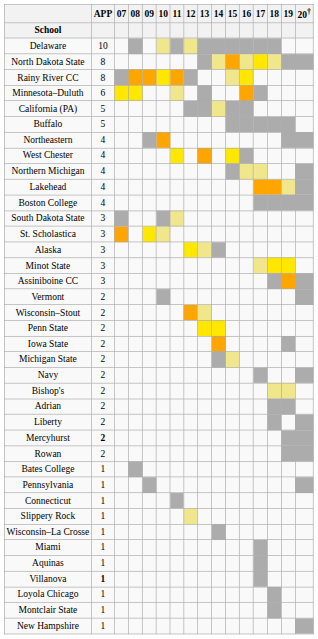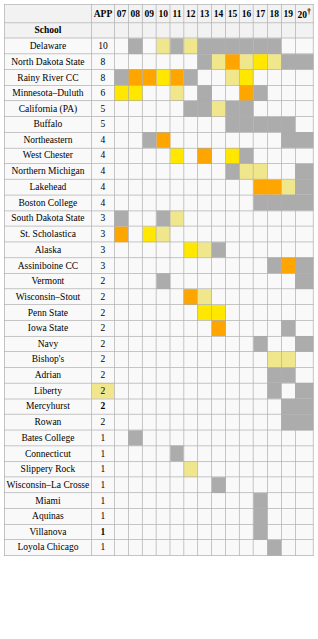- row: (48, 266)
- row: (48, 360)
(103, 422) no background -> (103, 391) khaki background
- row: (48, 485)
- row: (48, 610)
- row: (48, 626)
